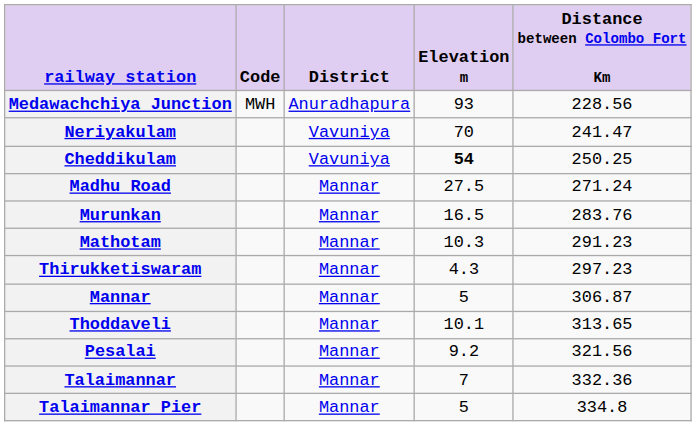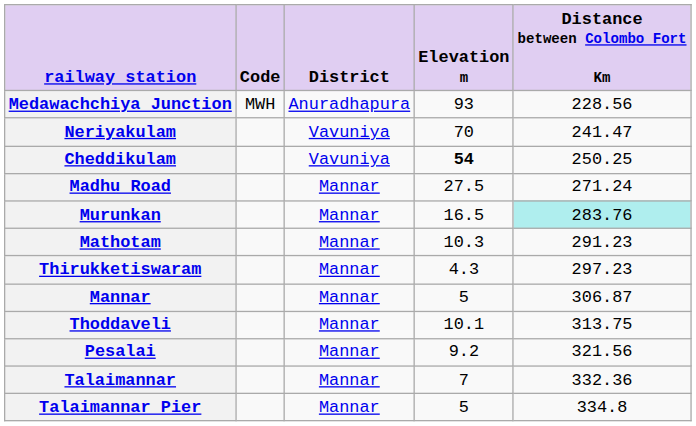(602, 215) no background -> (602, 215) paleturquoise background
(602, 325) 313.65 -> (602, 325) 313.75
